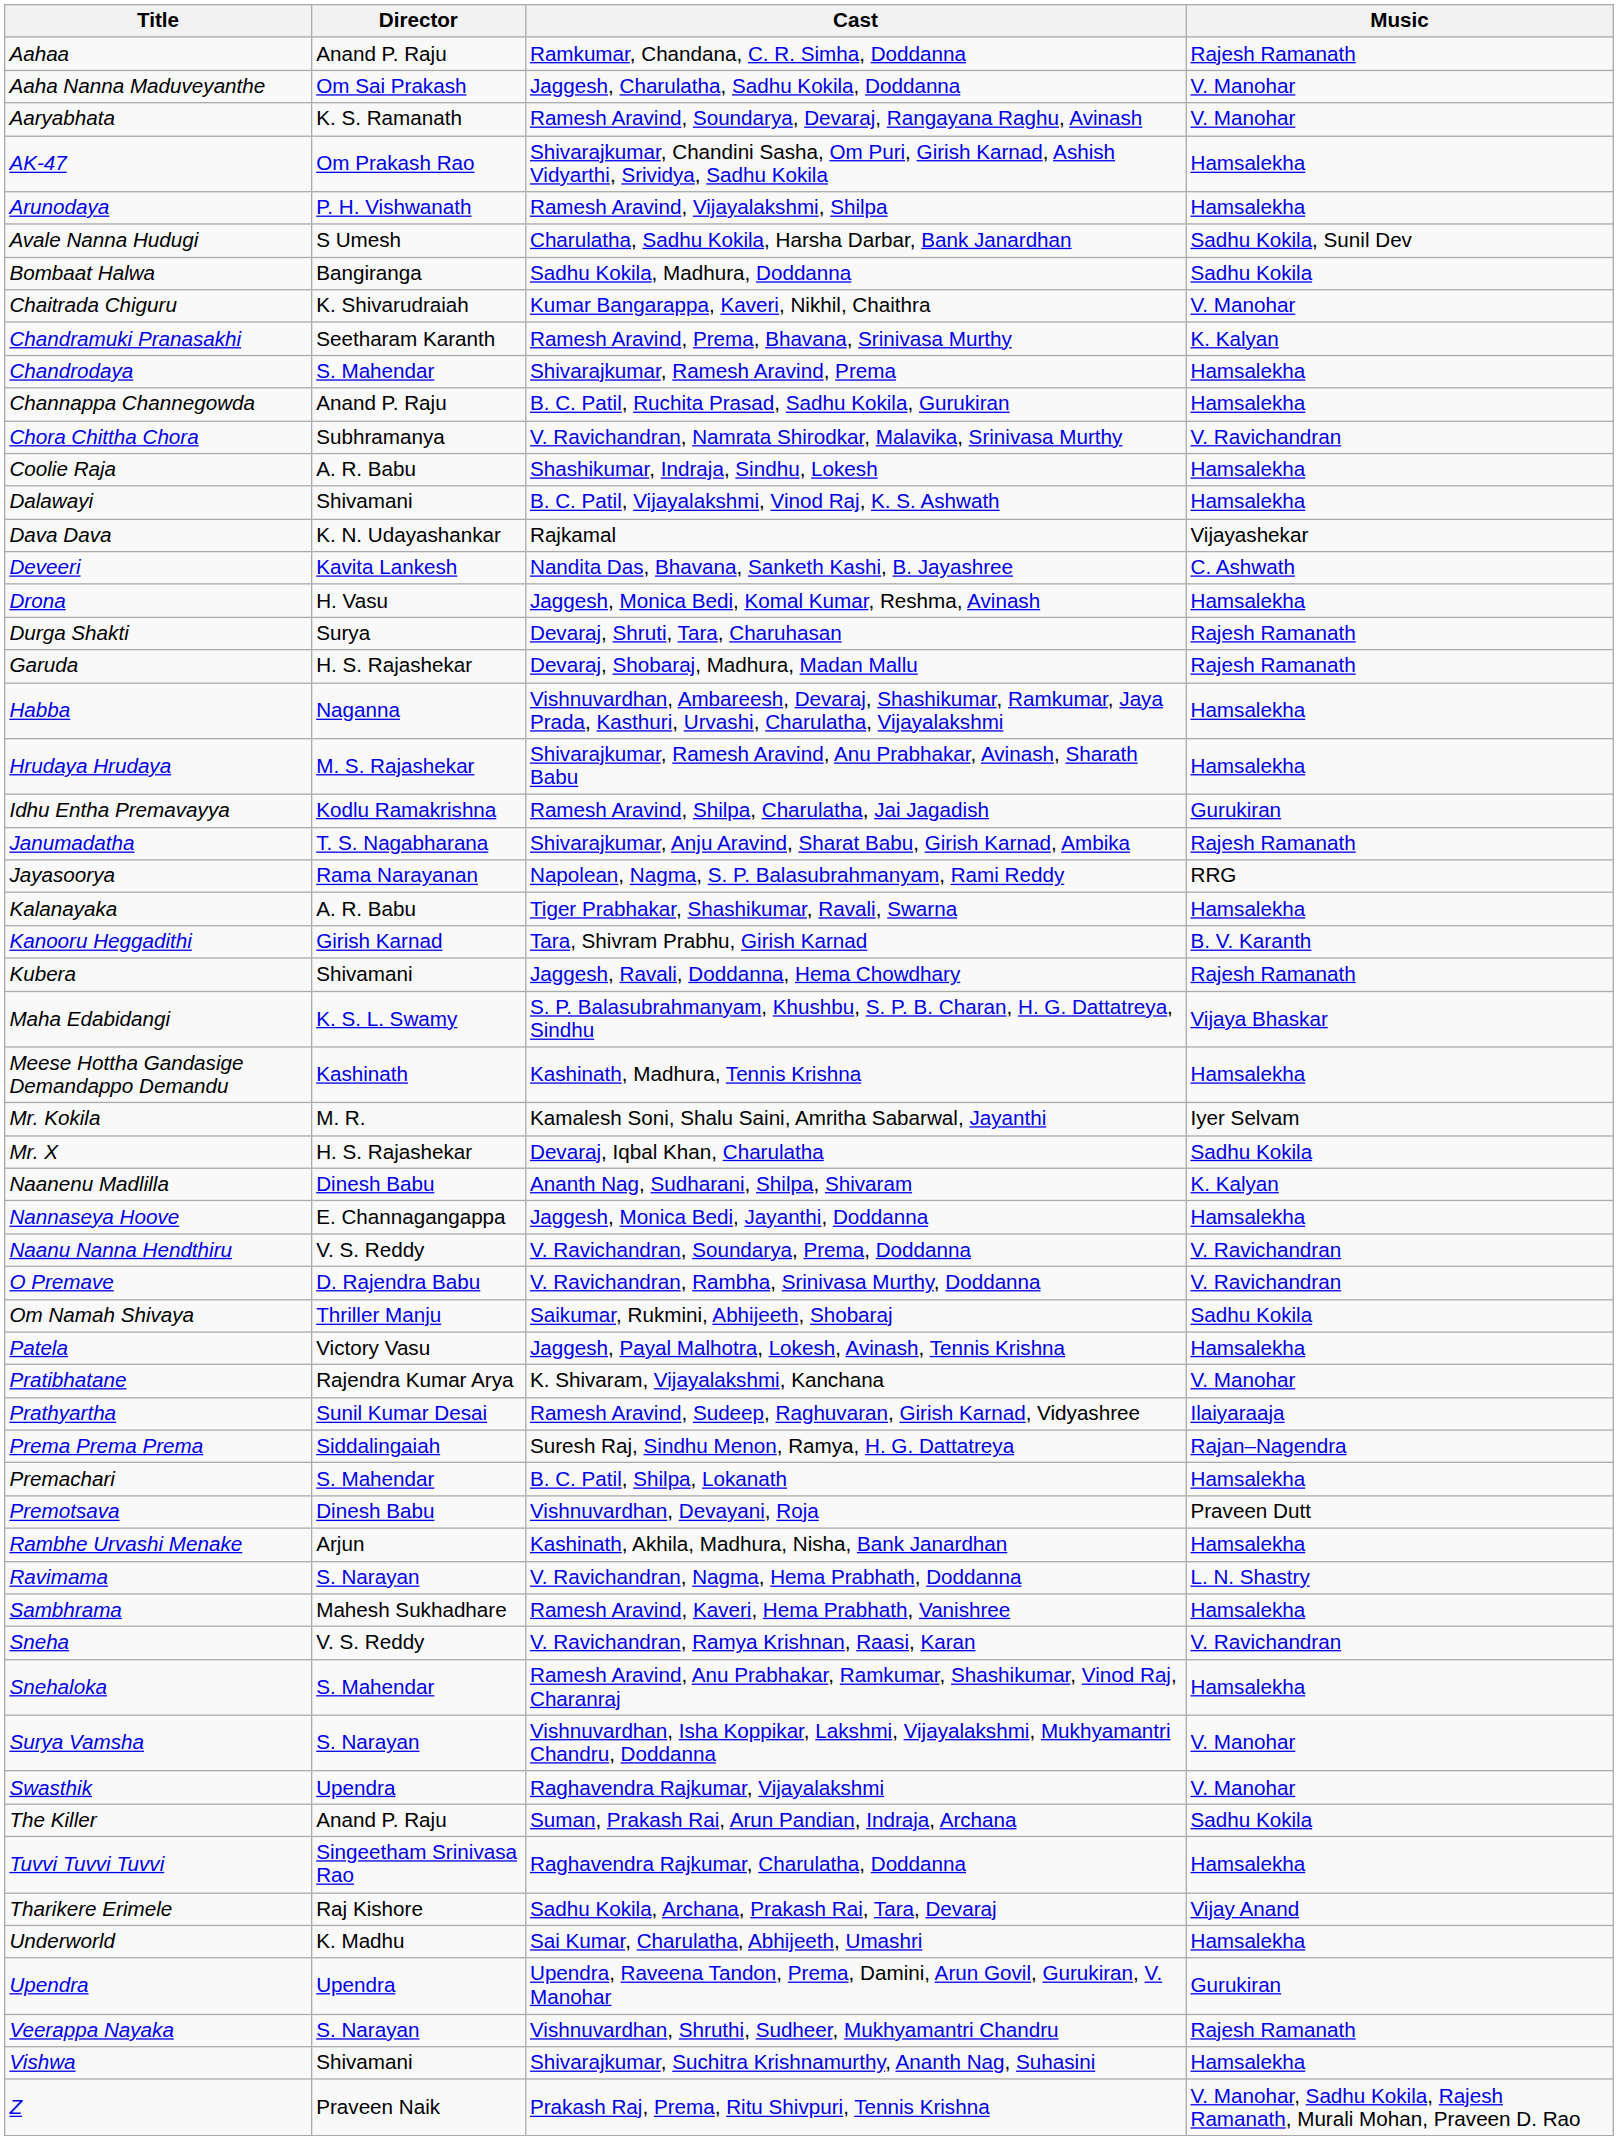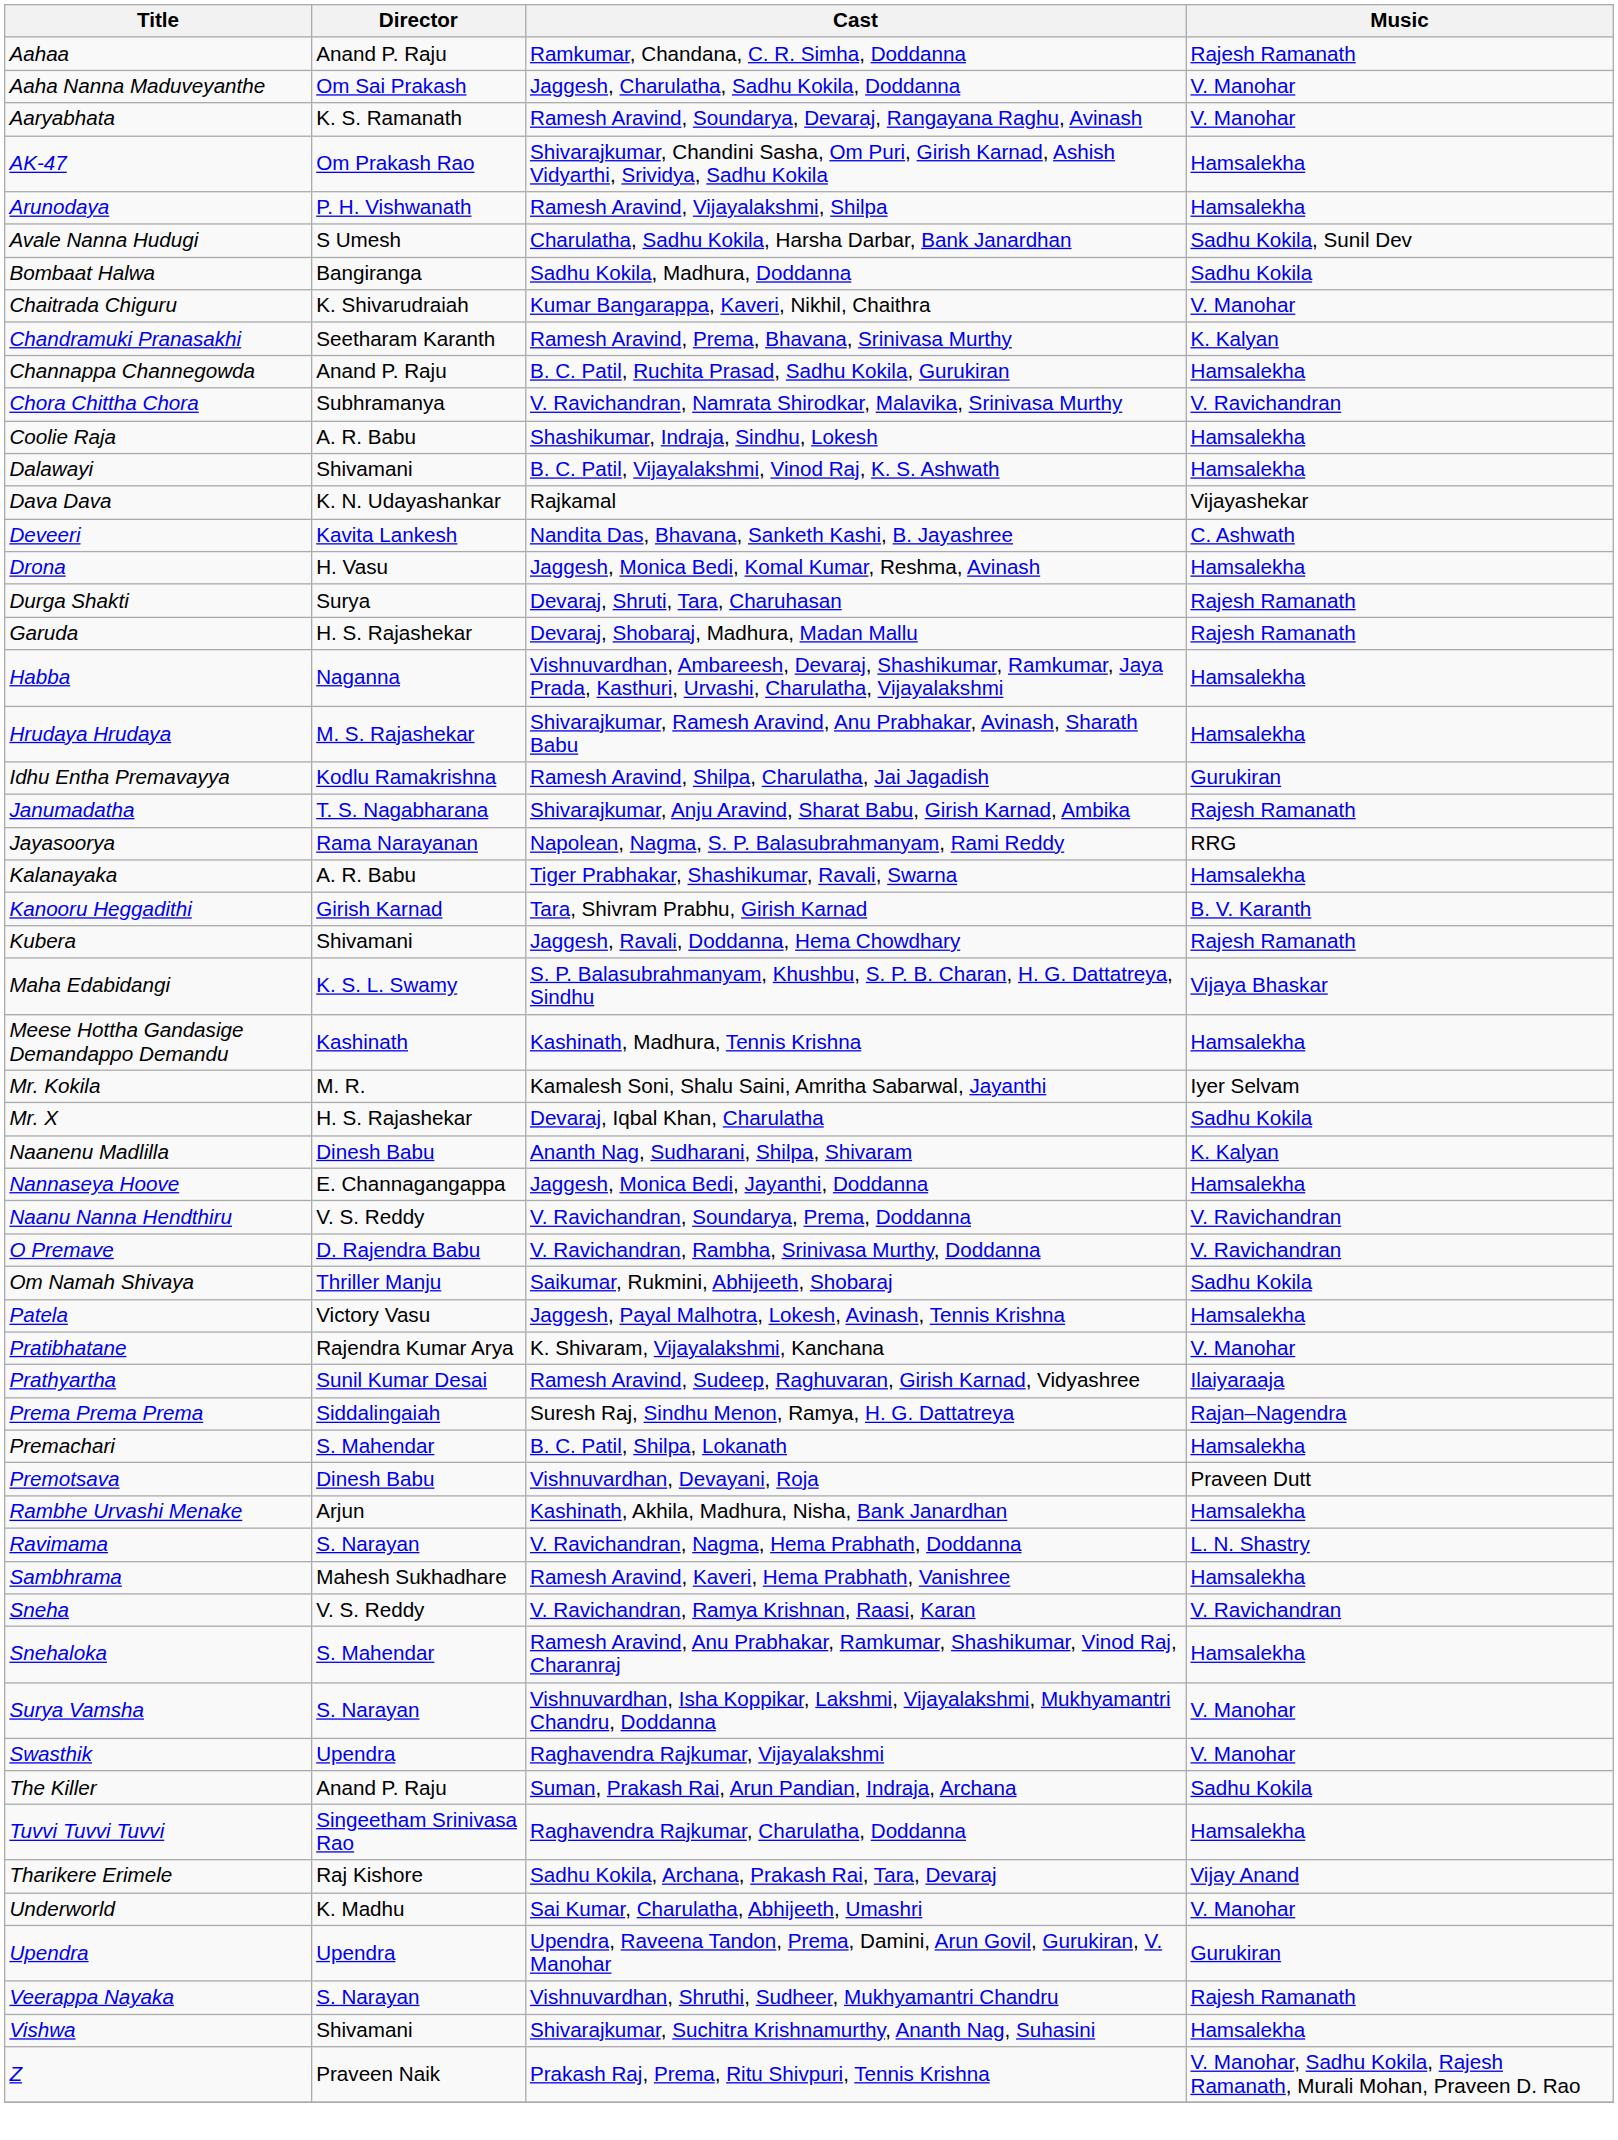- row: (71, 371)
(1248, 1941) Hamsalekha -> (1243, 1908) V. Manohar
